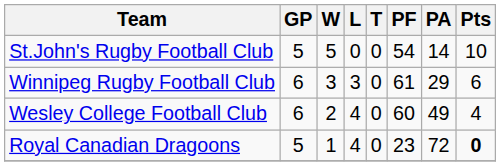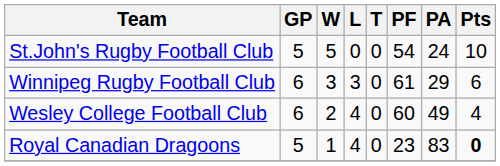(439, 51) 14 -> (439, 51) 24
(439, 144) 72 -> (439, 144) 83
